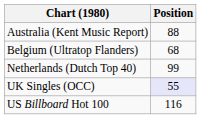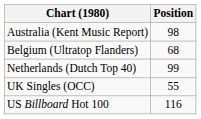(173, 31) 88 -> (173, 31) 98
(173, 86) lavender background -> (173, 86) no background
